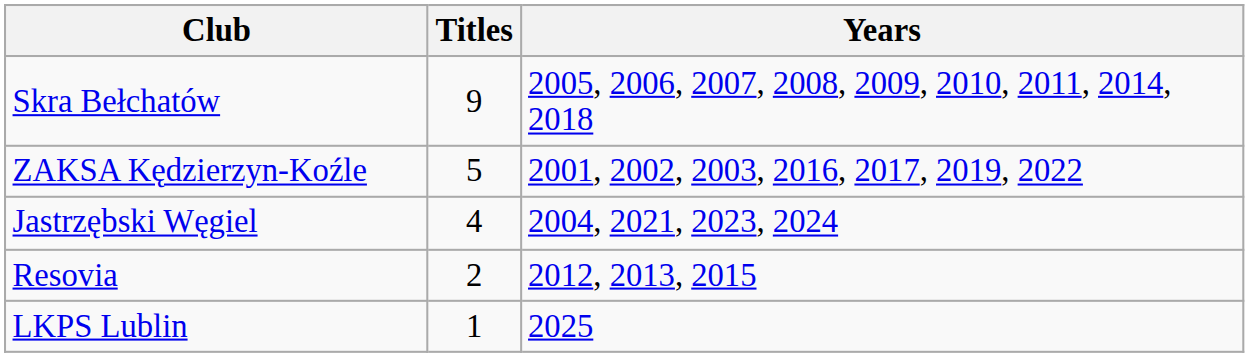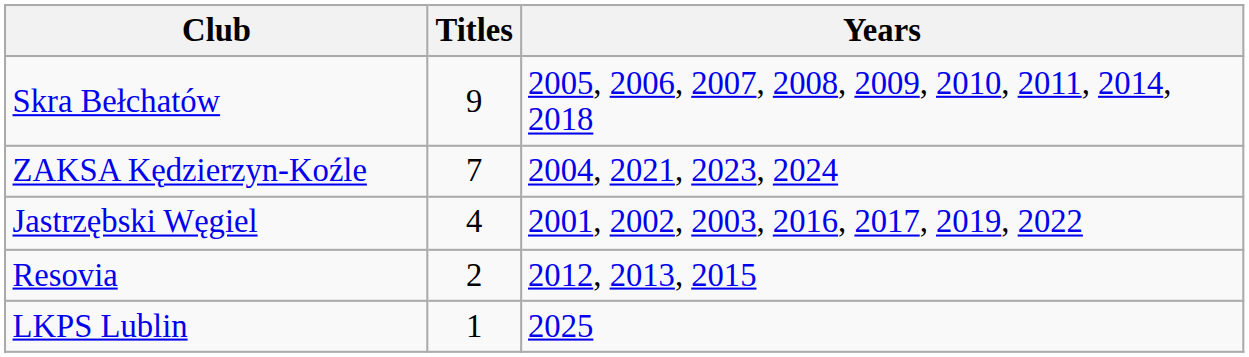(474, 170) 5 -> (474, 170) 7
(805, 170) 2001, 2002, 2003, 2016, 2017, 2019, 2022 -> (683, 170) 2004, 2021, 2023, 2024
(683, 222) 2004, 2021, 2023, 2024 -> (805, 222) 2001, 2002, 2003, 2016, 2017, 2019, 2022
